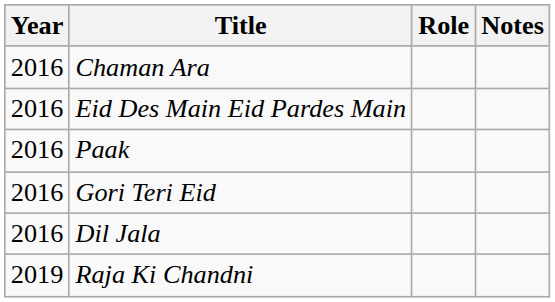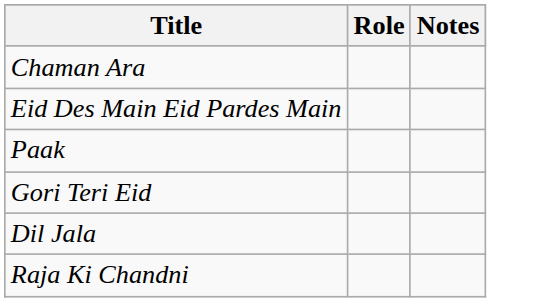- column: (37, 25)
